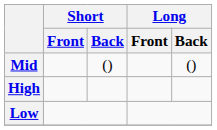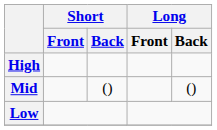rows swapped: (24, 88) <-> (24, 64)
